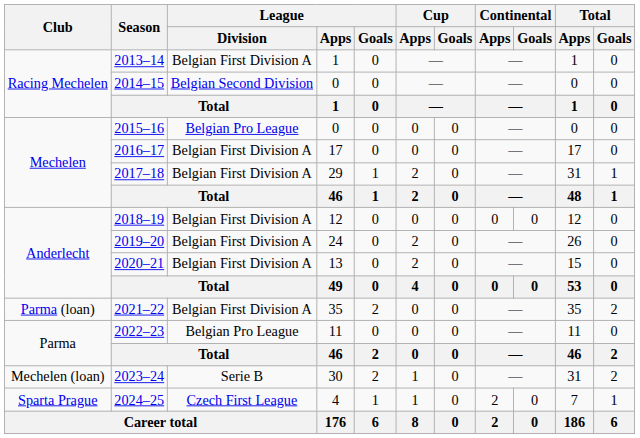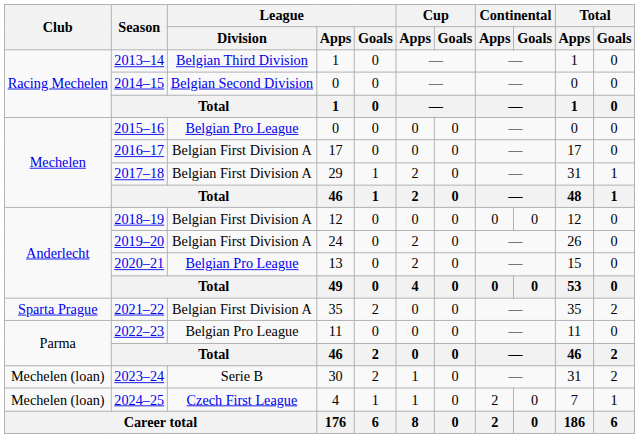(242, 60) Belgian First Division A -> (242, 60) Belgian Third Division
(242, 264) Belgian First Division A -> (242, 264) Belgian Pro League
(58, 309) Parma (loan) -> (58, 309) Sparta Prague
(58, 399) Sparta Prague -> (58, 399) Mechelen (loan)
